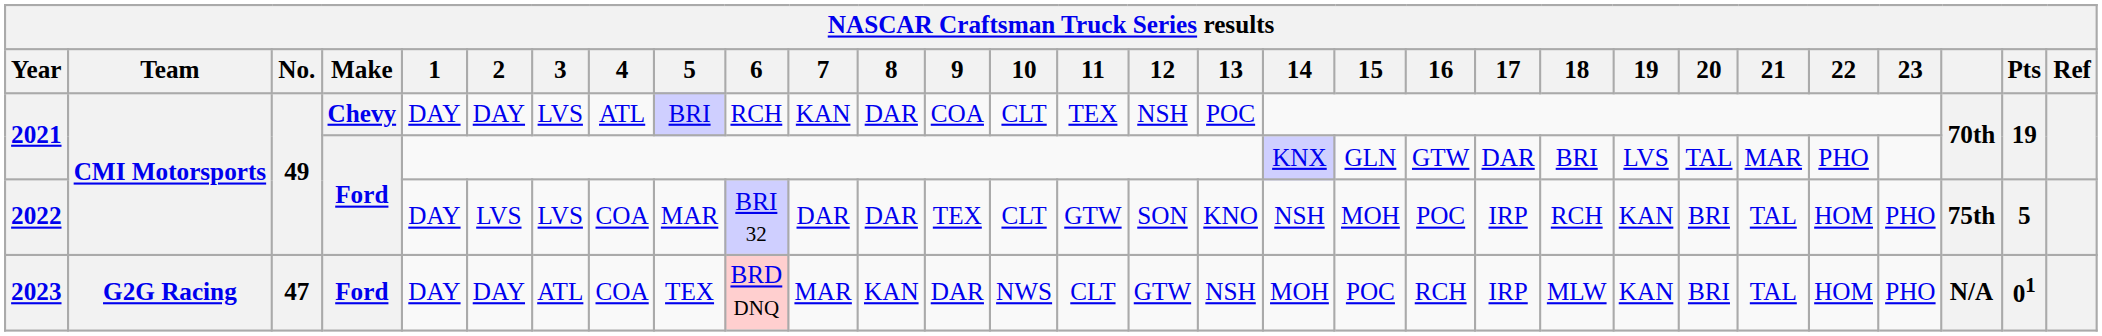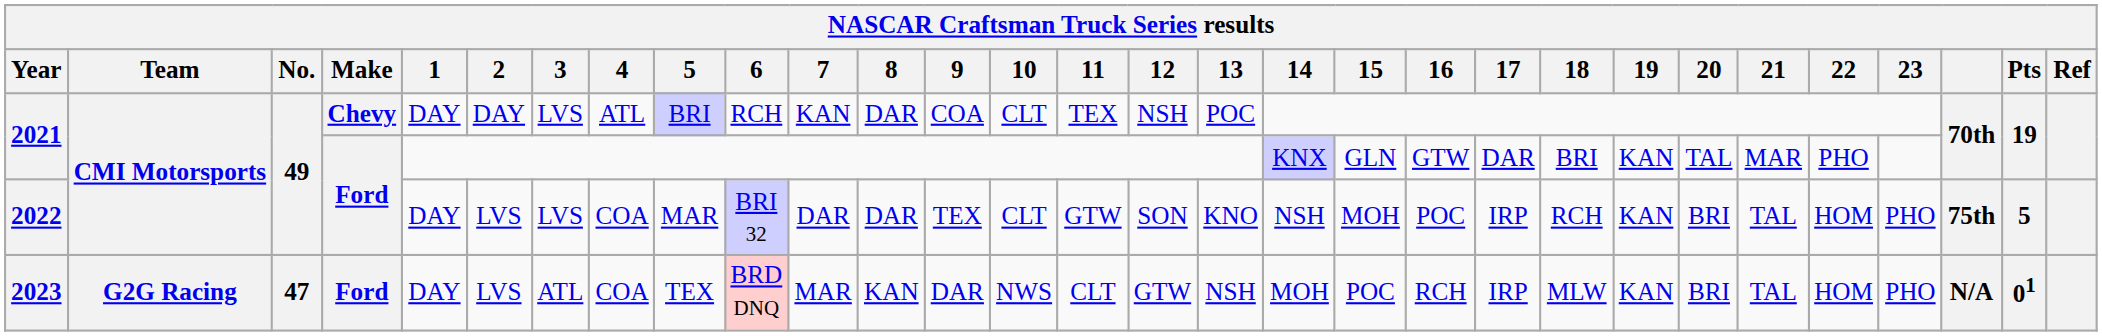(1646, 157) LVS -> (1646, 157) KAN
(499, 291) DAY -> (499, 291) LVS
